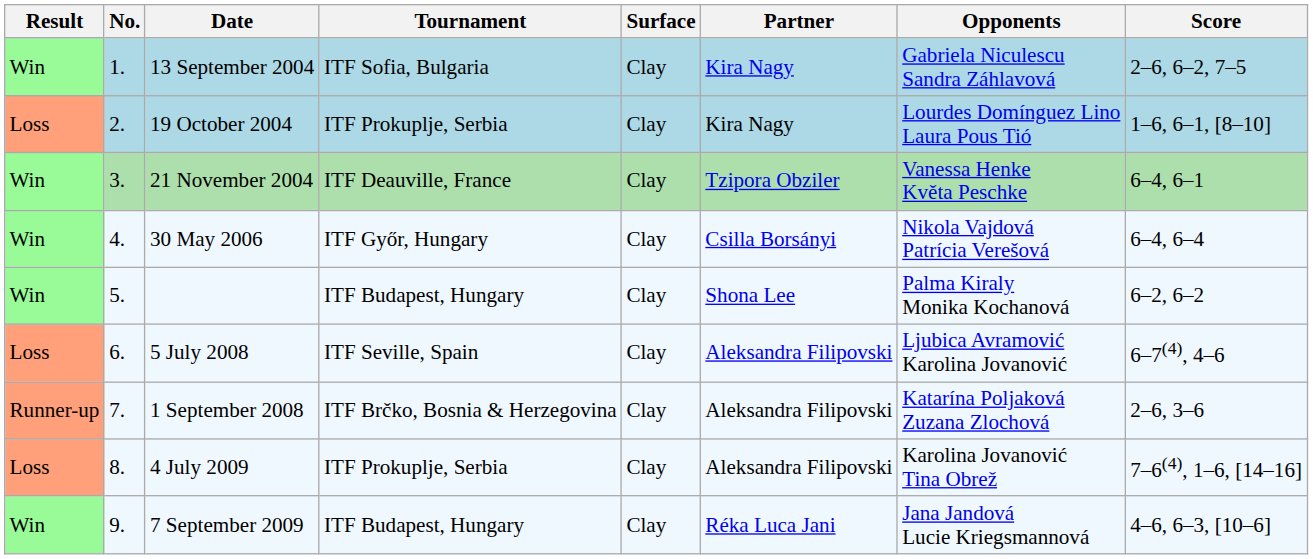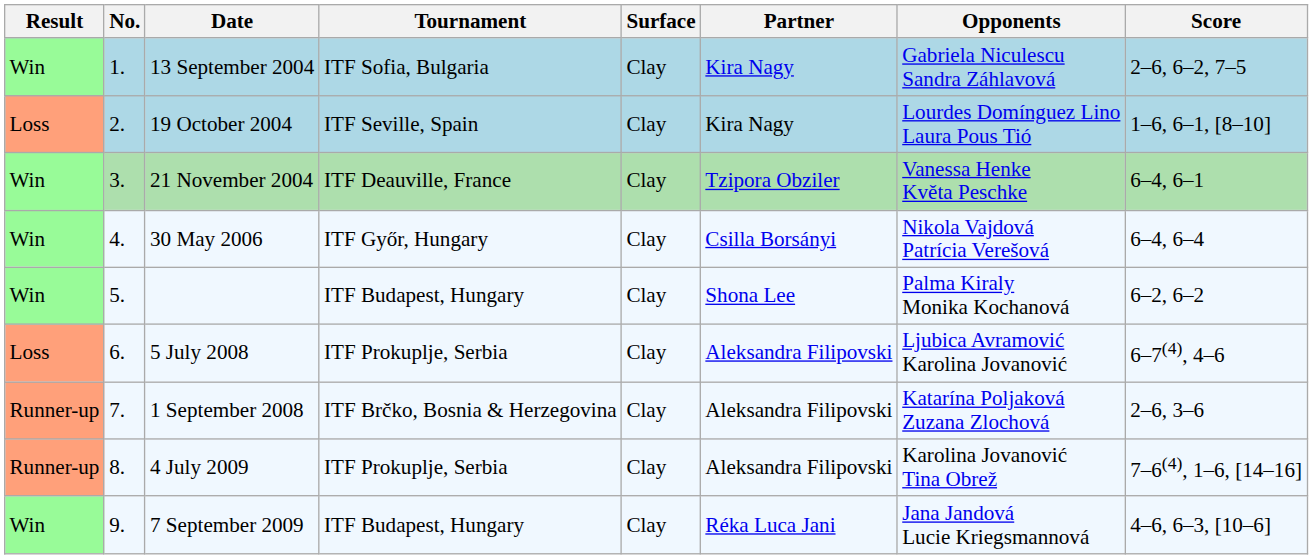(416, 123) ITF Prokuplje, Serbia -> (401, 123) ITF Seville, Spain
(401, 352) ITF Seville, Spain -> (416, 352) ITF Prokuplje, Serbia
(29, 467) Loss -> (54, 467) Runner-up
